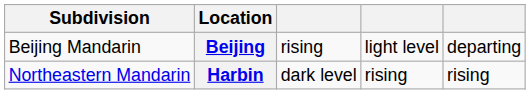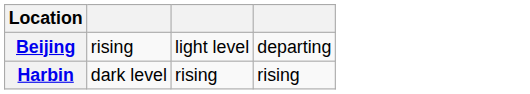- column: (99, 18)
